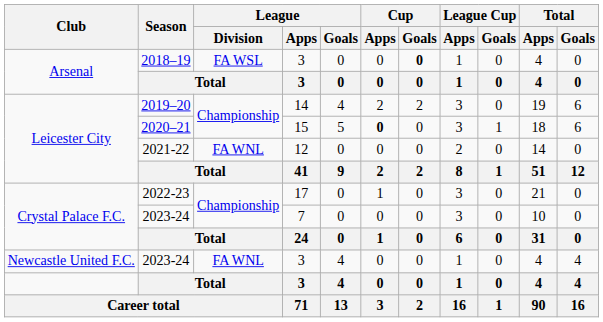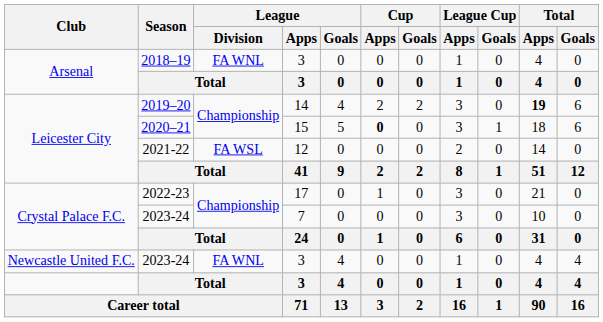(238, 60) FA WSL -> (238, 60) FA WNL
(419, 60) bold -> (419, 60) normal
(538, 104) normal -> (538, 104) bold
(238, 149) FA WNL -> (238, 149) FA WSL
